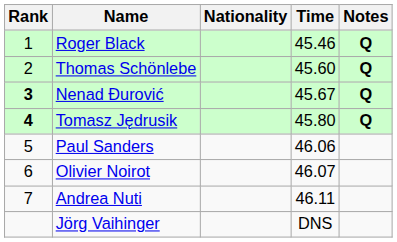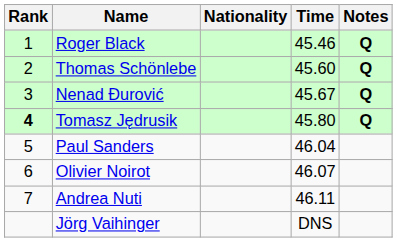(28, 95) bold -> (28, 95) normal
(315, 146) 46.06 -> (315, 146) 46.04
